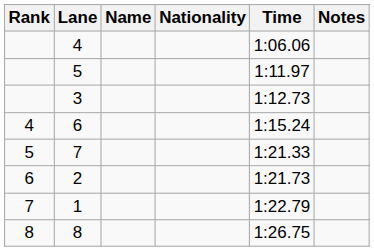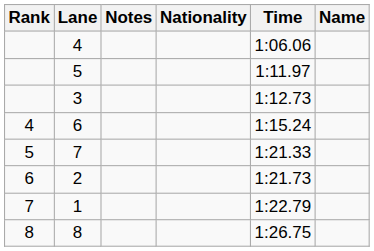columns swapped: (128, 17) <-> (342, 17)
